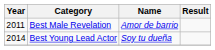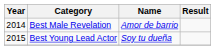(16, 25) 2011 -> (16, 25) 2014
(16, 39) 2014 -> (16, 39) 2015
